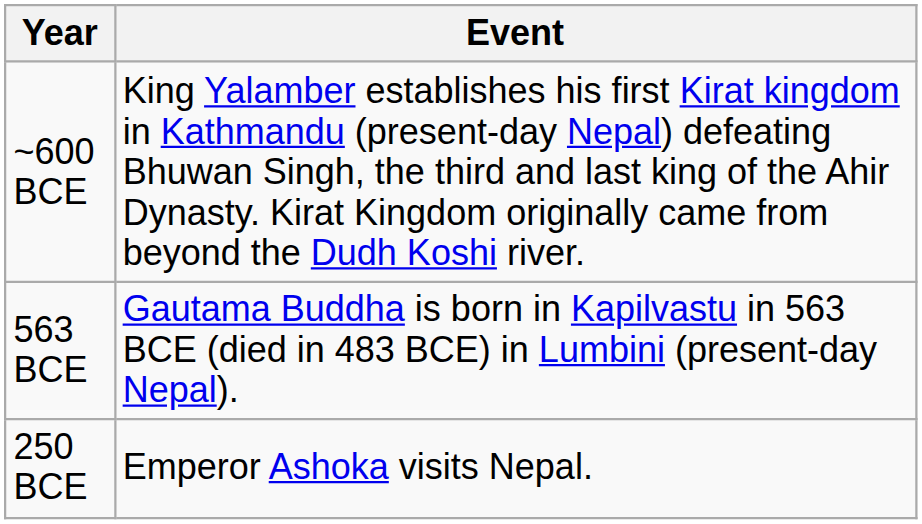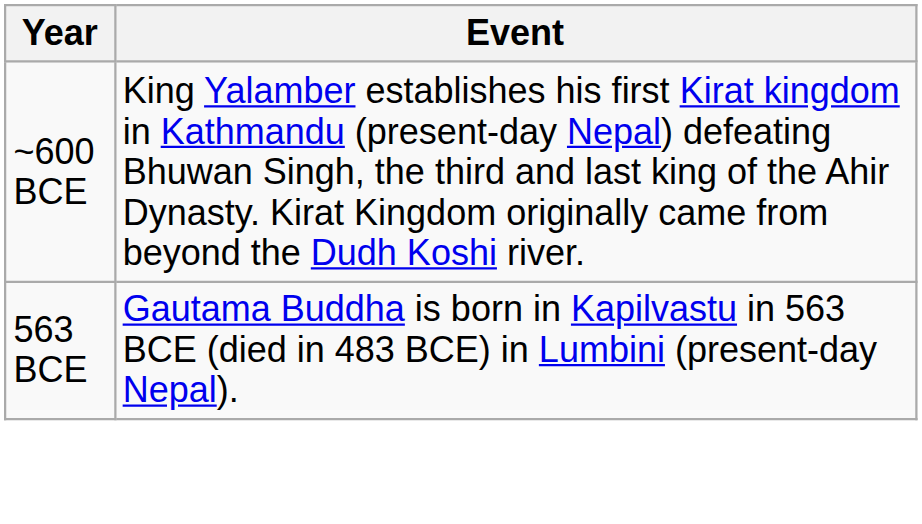- row: (50, 467)
